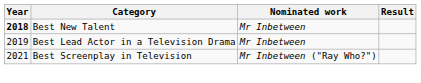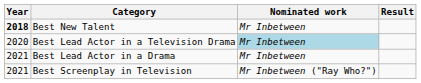(17, 41) 2019 -> (17, 41) 2020
(273, 41) no background -> (273, 41) lightblue background
+ row: (104, 56)
